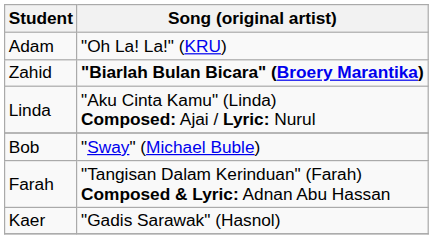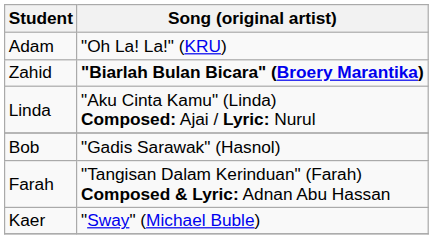(171, 147) "Sway" (Michael Buble) -> (181, 147) "Gadis Sarawak" (Hasnol)
(181, 221) "Gadis Sarawak" (Hasnol) -> (171, 221) "Sway" (Michael Buble)
